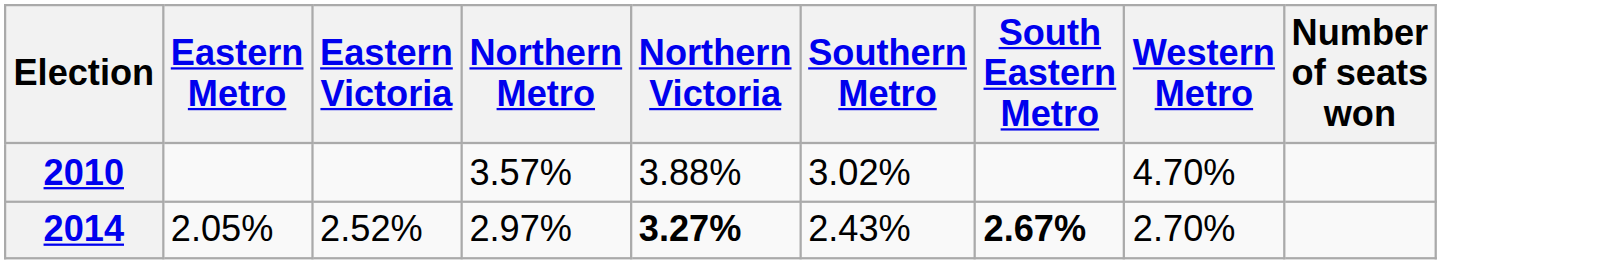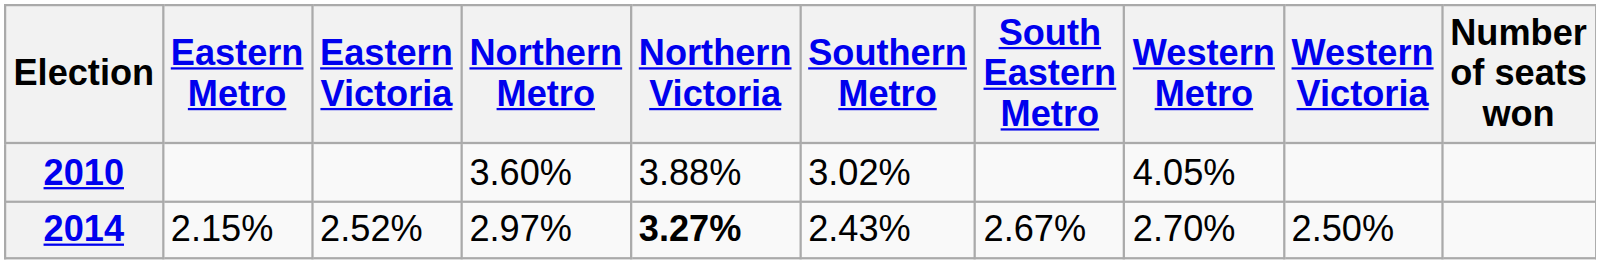+ column: (1363, 73)
(521, 171) 3.57% -> (521, 171) 3.60%
(1184, 171) 4.70% -> (1184, 171) 4.05%
(222, 229) 2.05% -> (222, 229) 2.15%
(1035, 229) bold -> (1035, 229) normal
